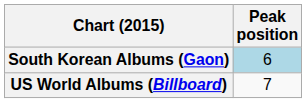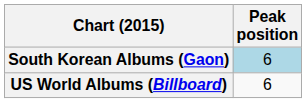(267, 85) 7 -> (267, 85) 6
